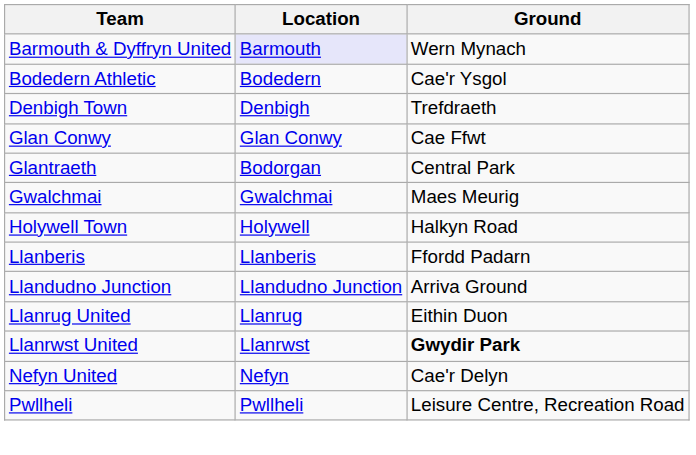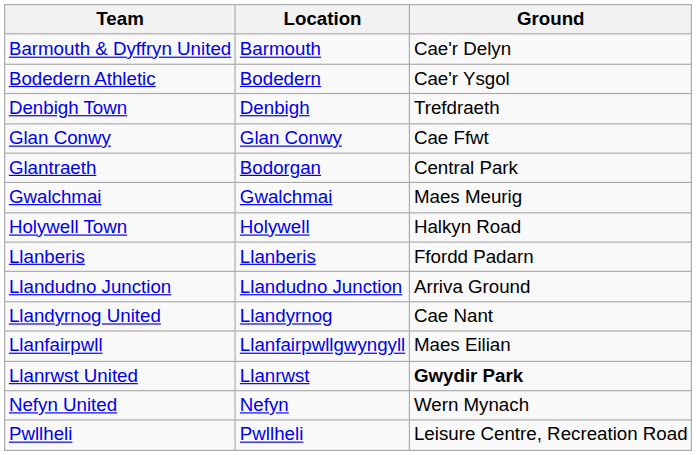(280, 49) lavender background -> (280, 49) no background
(468, 49) Wern Mynach -> (463, 49) Cae'r Delyn
+ row: (85, 316)
+ row: (56, 345)
- row: (70, 316)
(459, 375) Cae'r Delyn -> (471, 405) Wern Mynach
